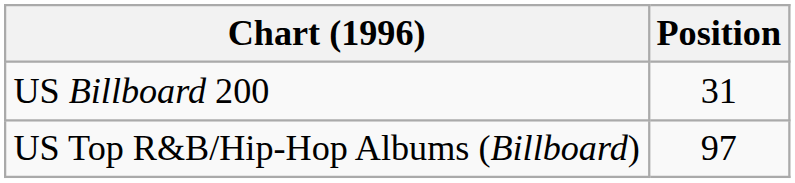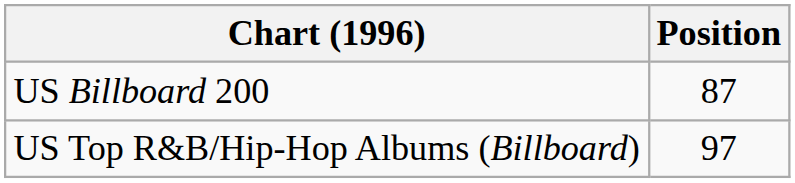(719, 90) 31 -> (719, 90) 87
